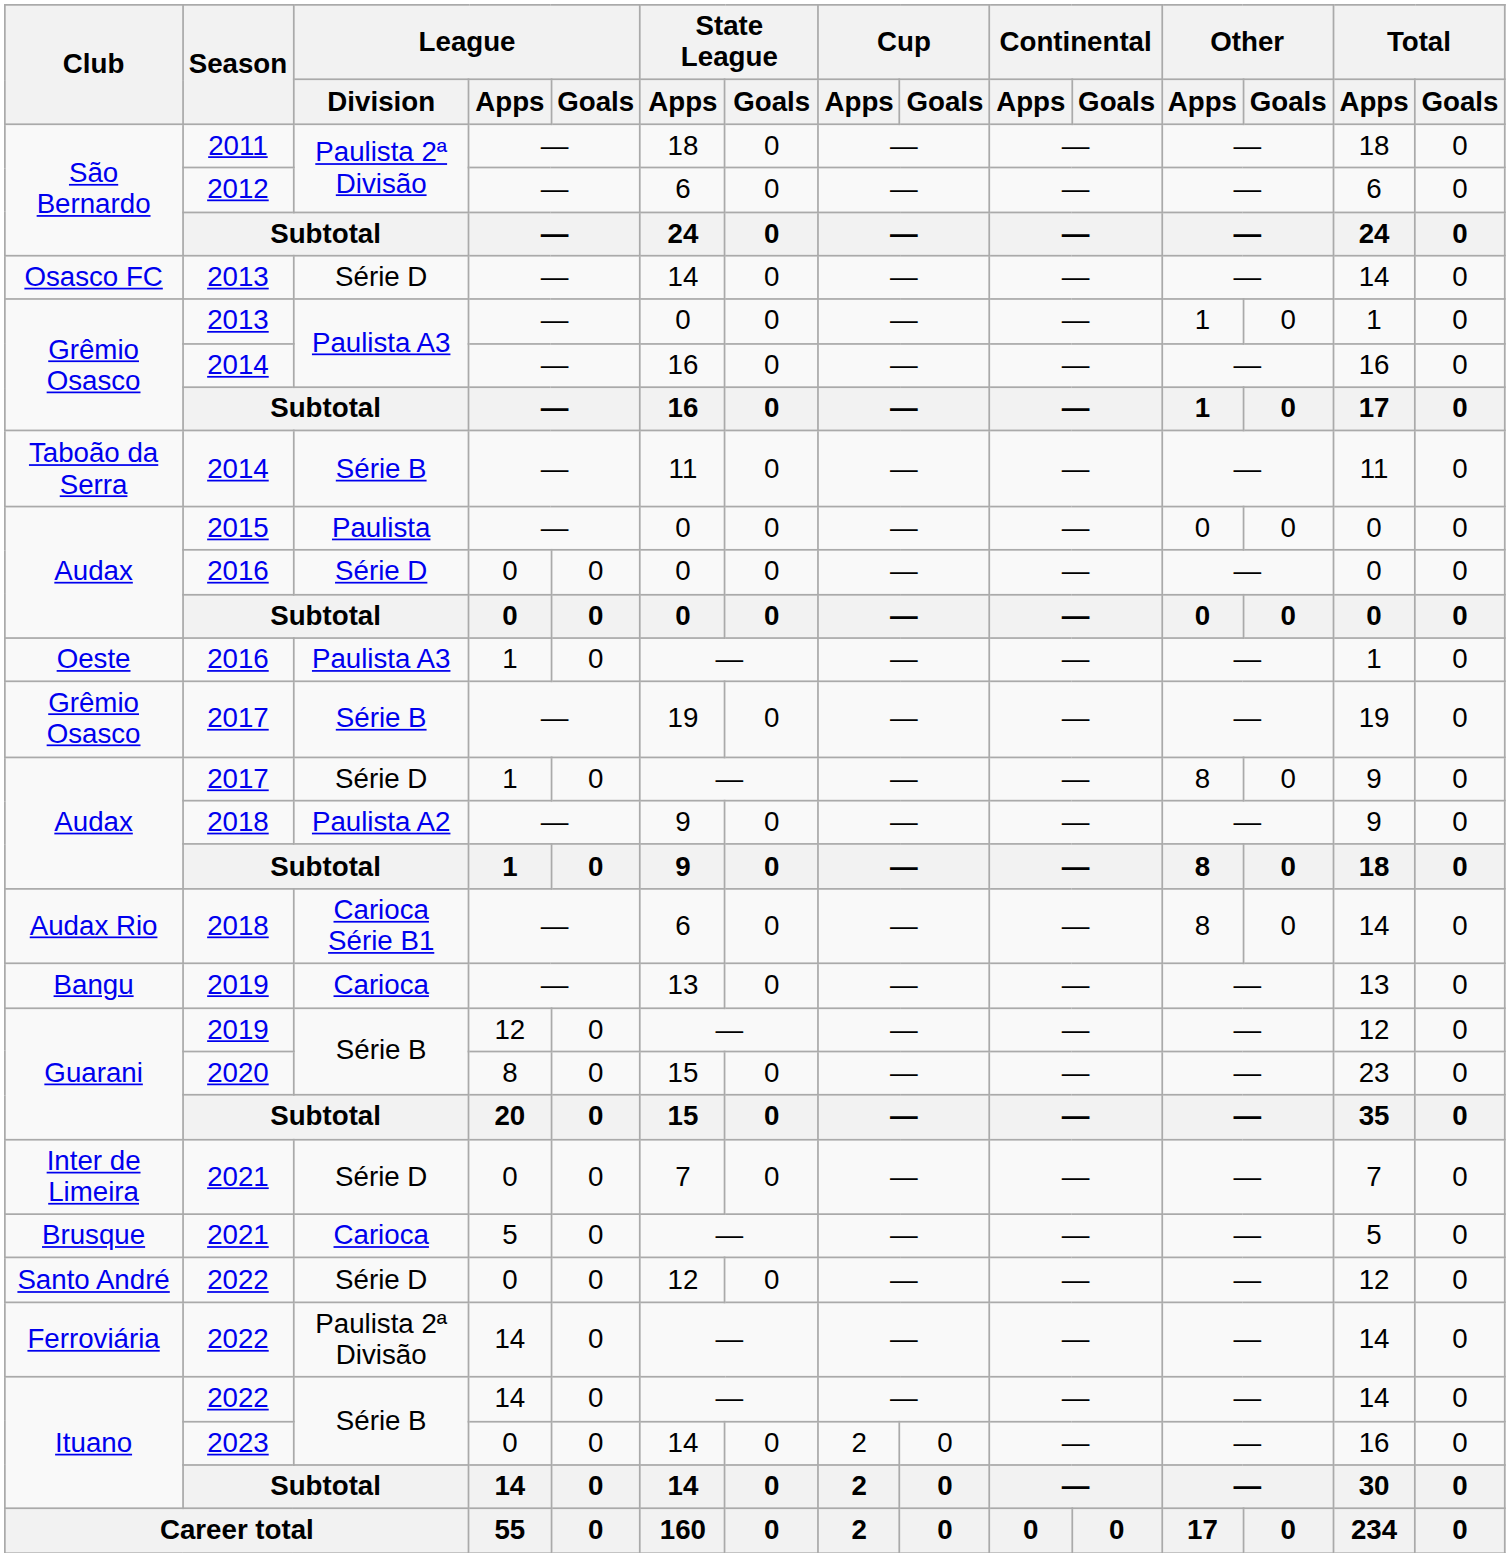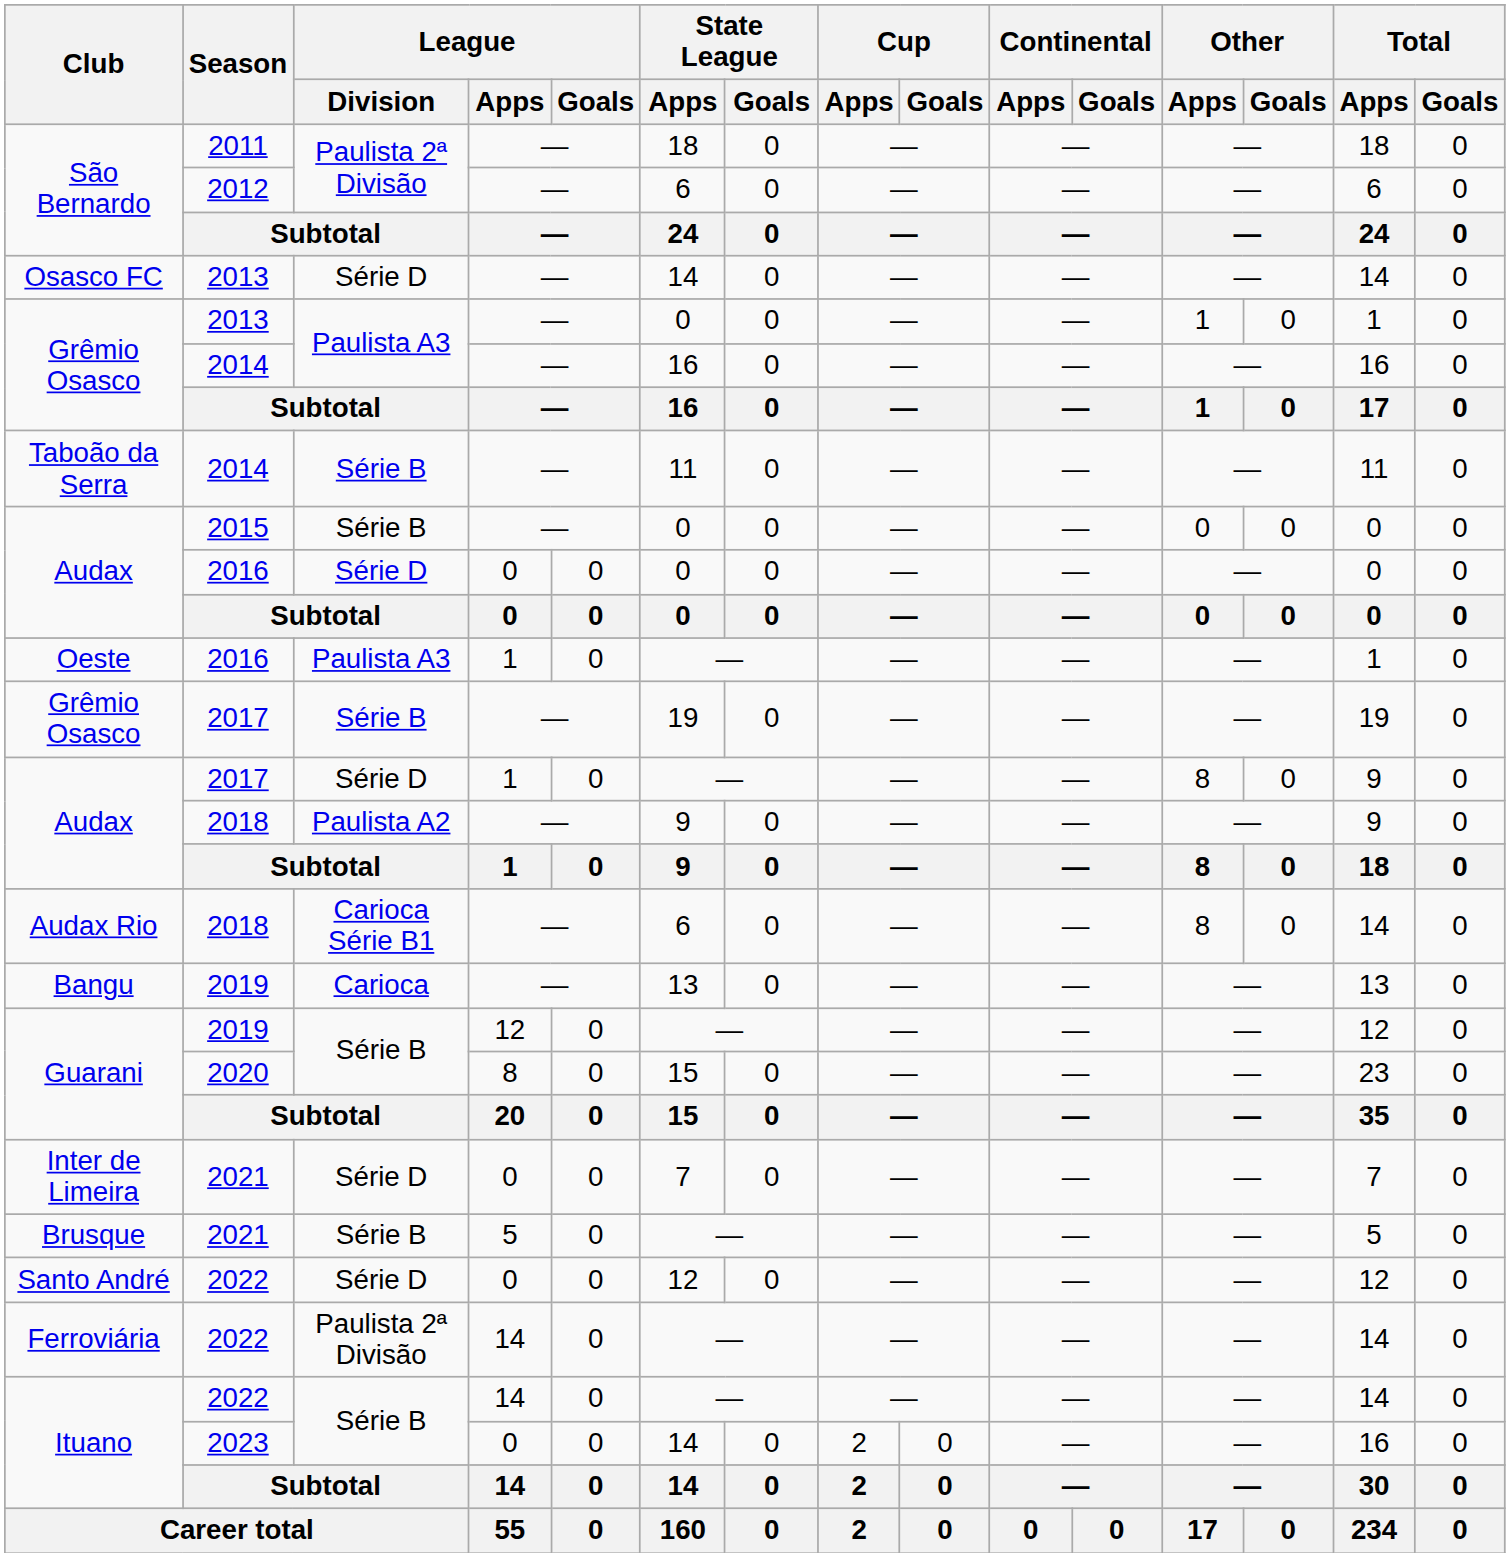(381, 527) Paulista -> (381, 527) Série B
(381, 1235) Carioca -> (381, 1235) Série B
